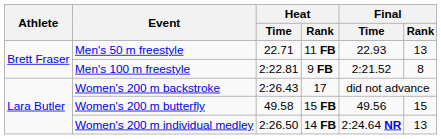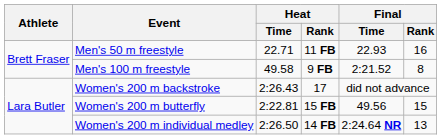(420, 50) 13 -> (420, 50) 16
(279, 69) 2:22.81 -> (279, 69) 49.58
(279, 106) 49.58 -> (279, 106) 2:22.81
